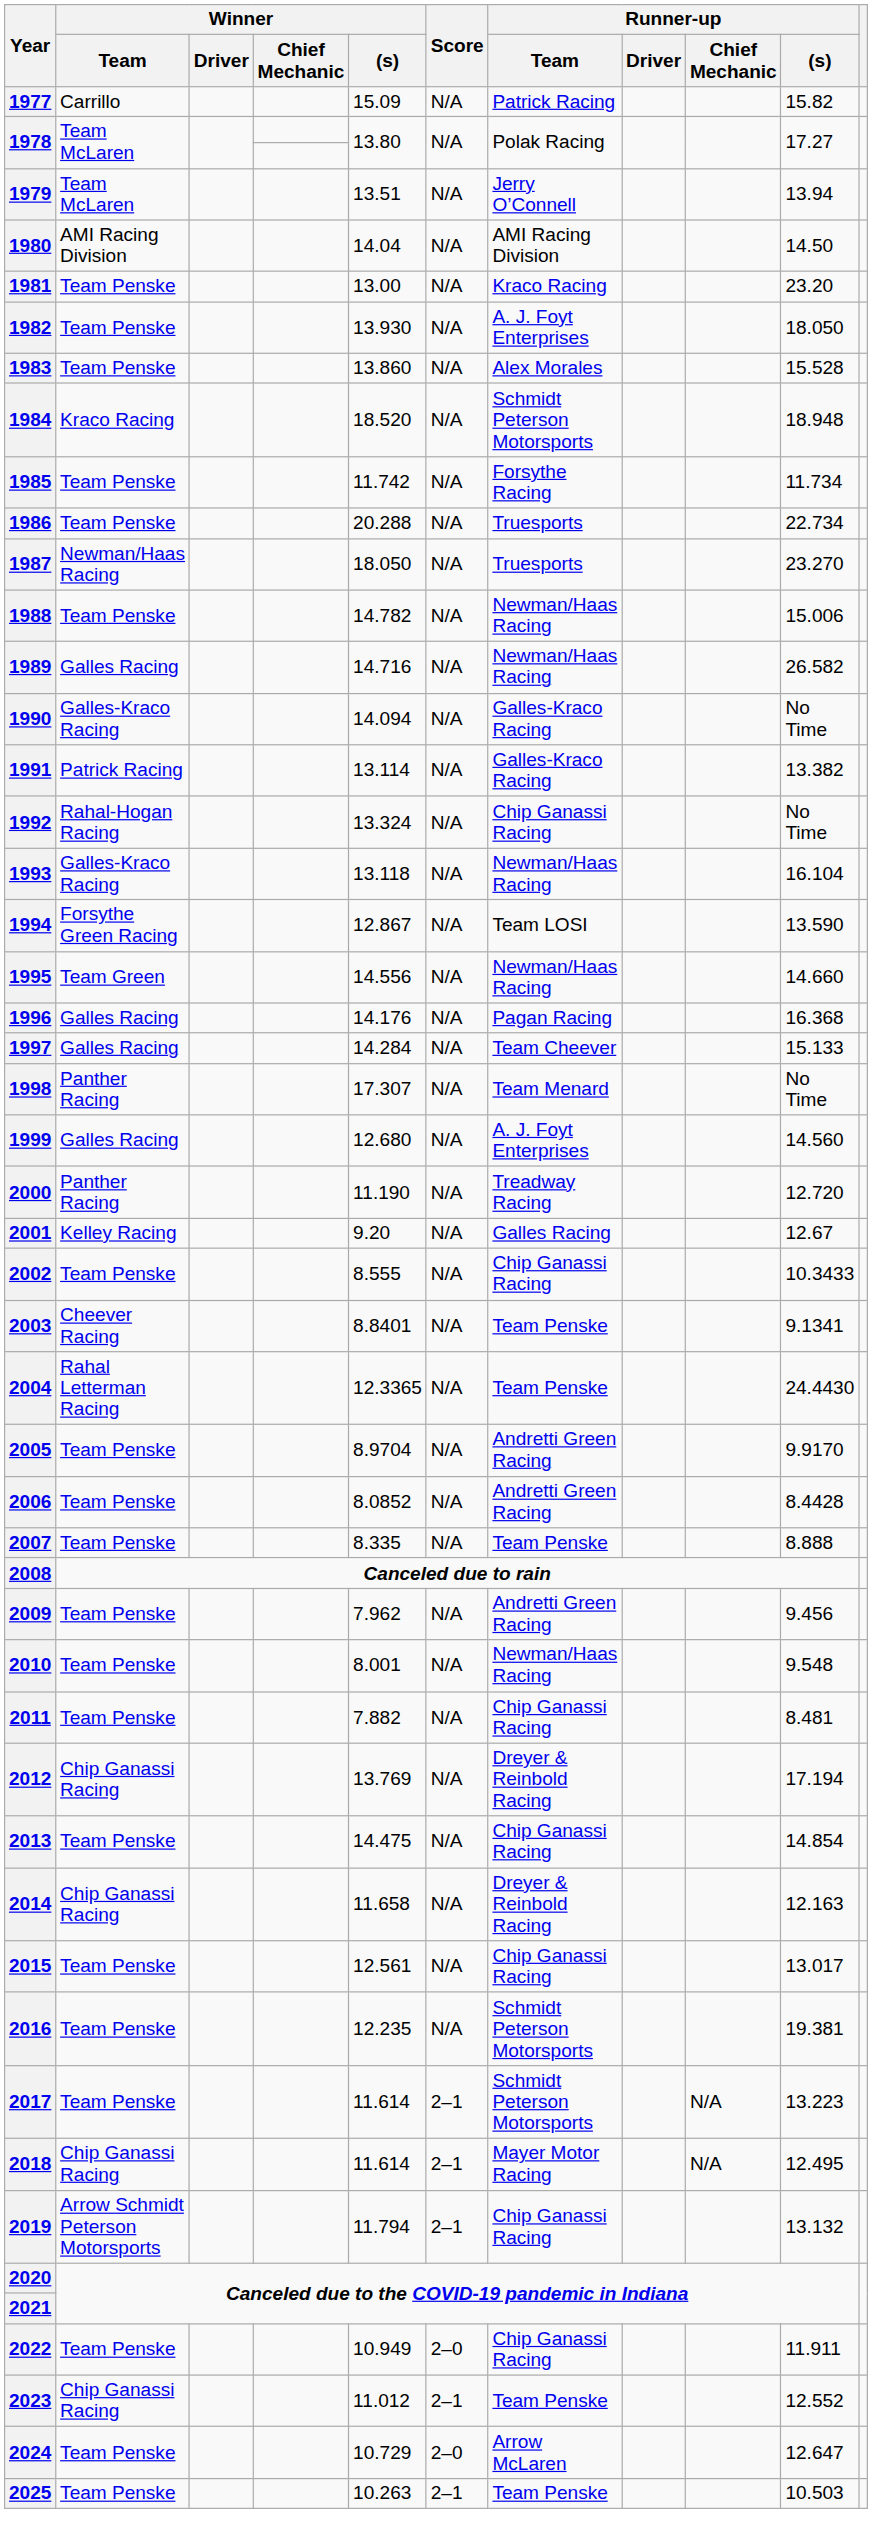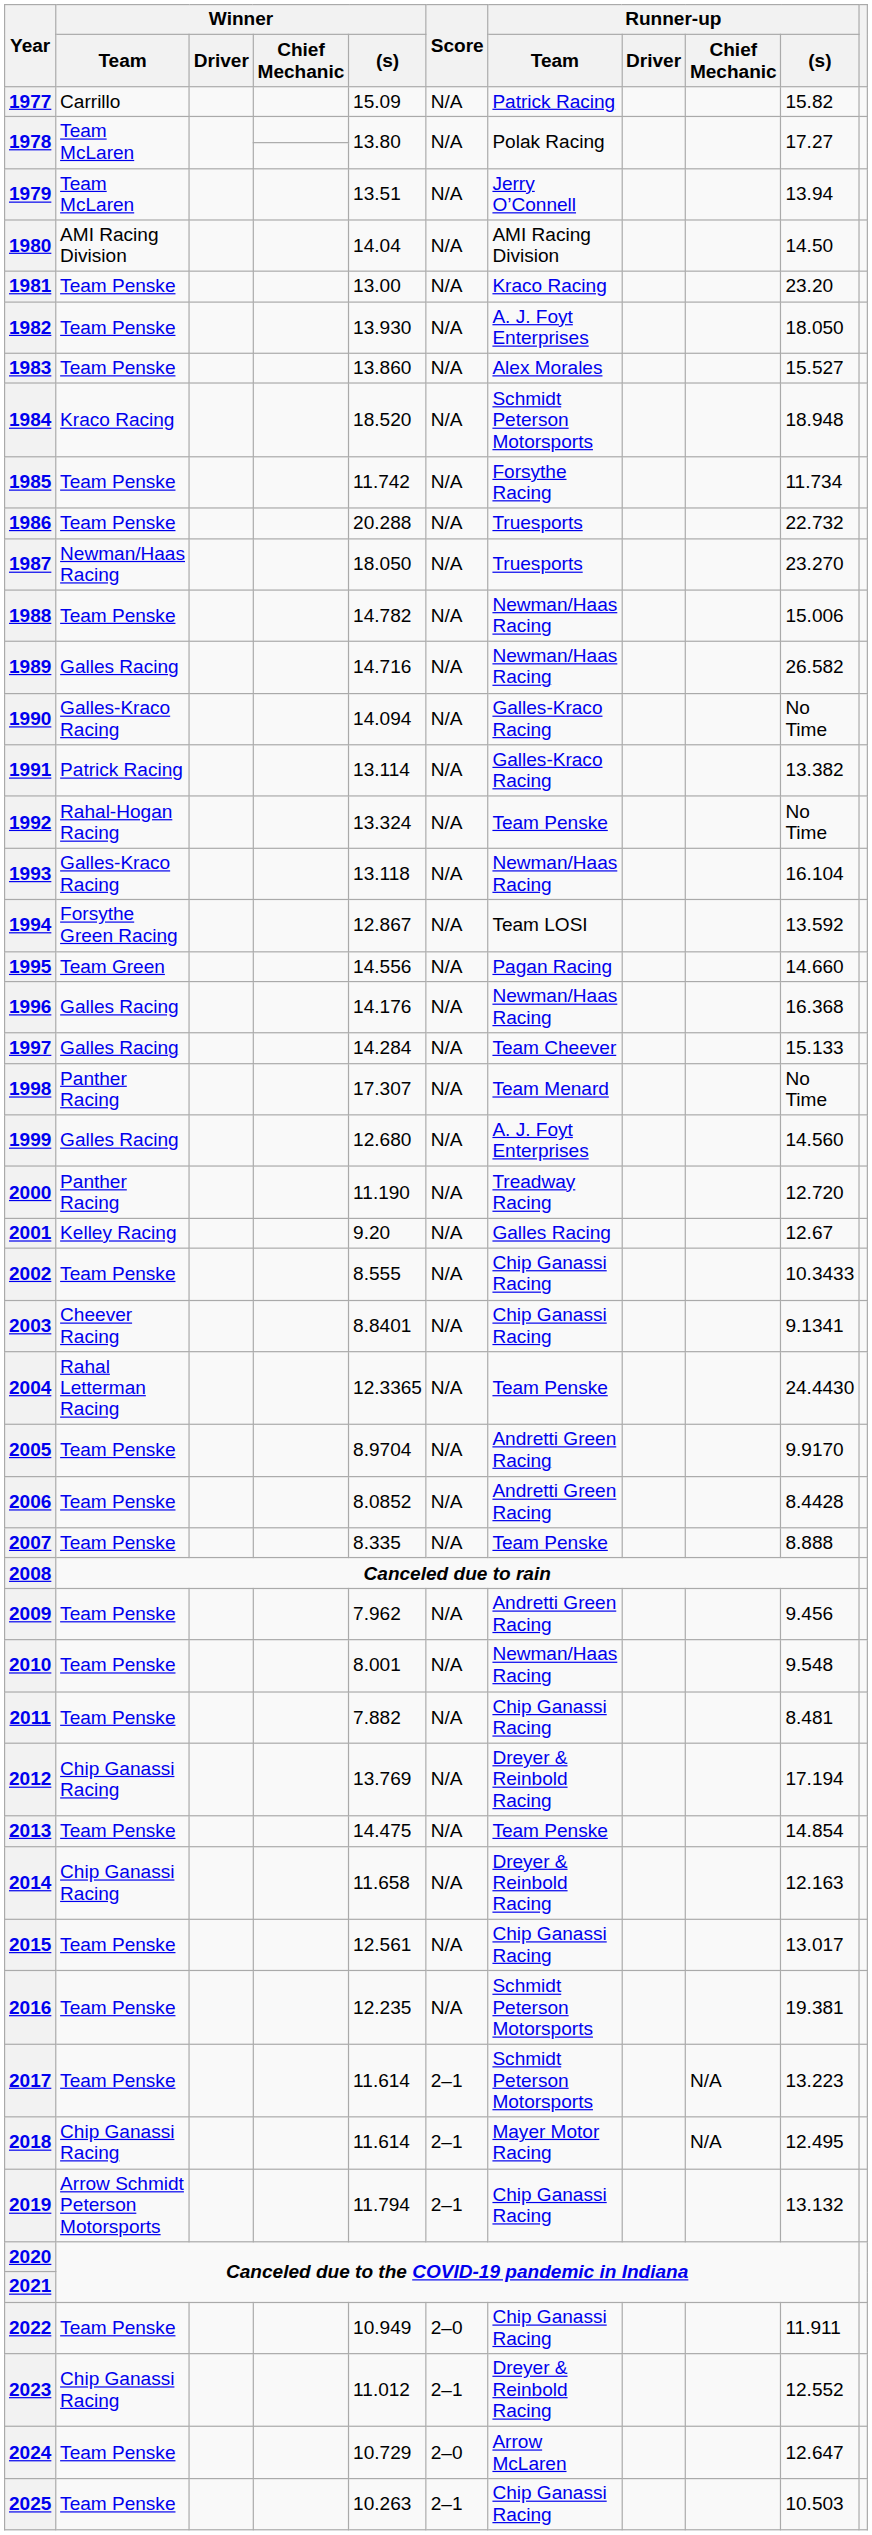(815, 368) 15.528 -> (815, 368) 15.527
(815, 523) 22.734 -> (815, 523) 22.732
(550, 822) Chip Ganassi Racing -> (550, 822) Team Penske
(815, 925) 13.590 -> (815, 925) 13.592
(555, 976) Newman/Haas Racing -> (552, 966) Pagan Racing
(552, 1017) Pagan Racing -> (555, 1007) Newman/Haas Racing
(550, 1325) Team Penske -> (550, 1325) Chip Ganassi Racing
(550, 1841) Chip Ganassi Racing -> (550, 1831) Team Penske
(550, 2400) Team Penske -> (530, 2390) Dreyer & Reinbold Racing
(550, 2493) Team Penske -> (550, 2504) Chip Ganassi Racing
